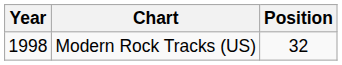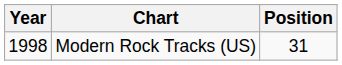(298, 45) 32 -> (298, 45) 31
